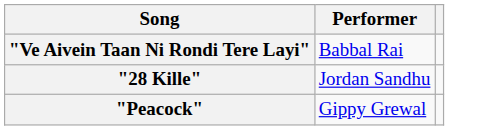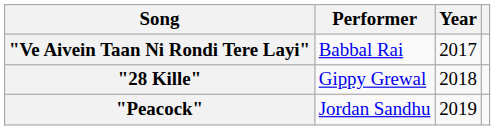+ column: (458, 19)
(375, 79) Jordan Sandhu -> (372, 79) Gippy Grewal
(372, 109) Gippy Grewal -> (375, 109) Jordan Sandhu
